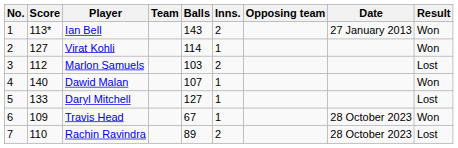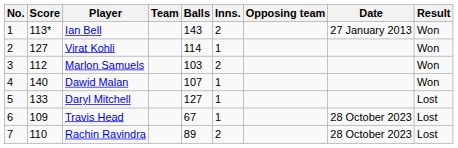(427, 65) Lost -> (428, 65) Won
(428, 117) Won -> (427, 117) Lost
